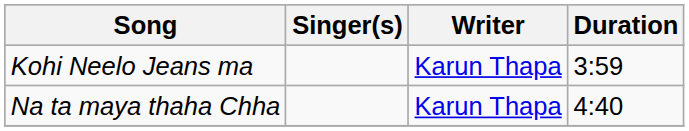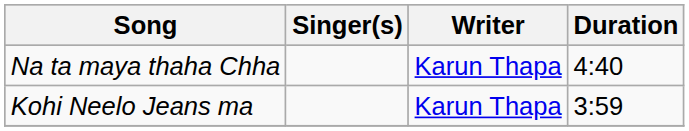rows swapped: (146, 106) <-> (132, 66)
